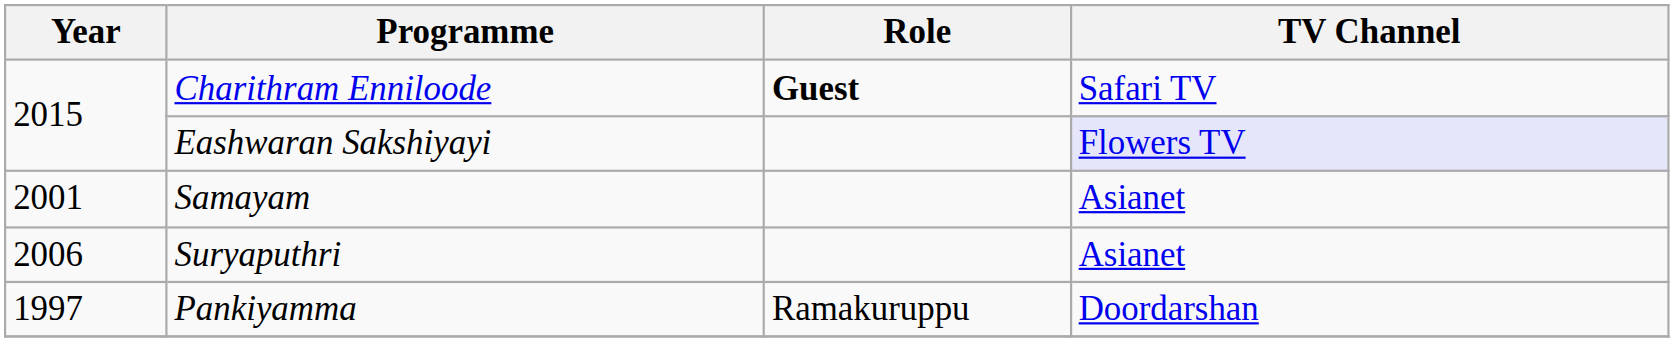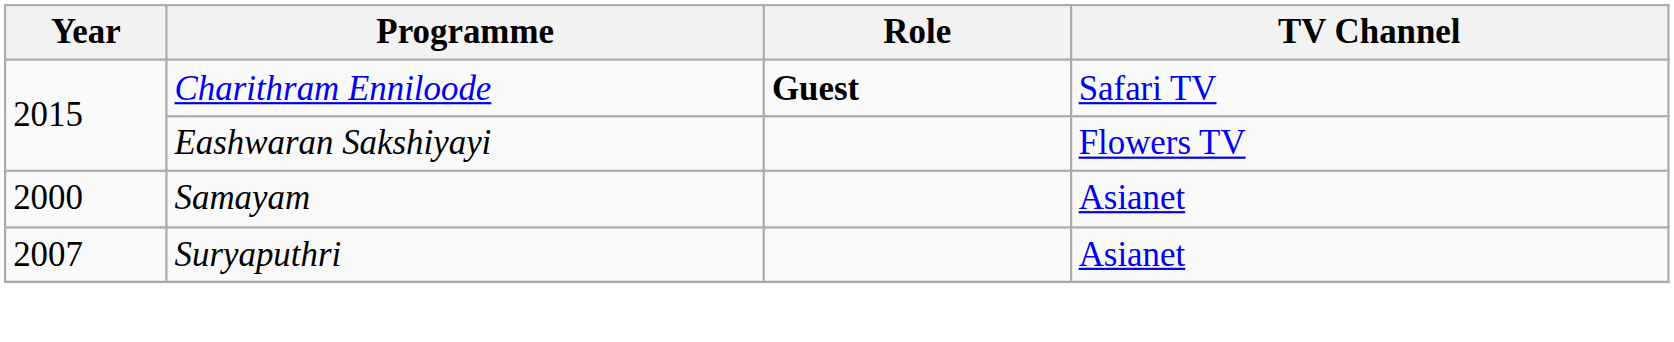(1162, 142) lavender background -> (1162, 142) no background
(48, 198) 2001 -> (48, 198) 2000
(48, 253) 2006 -> (48, 253) 2007
- row: (266, 308)
